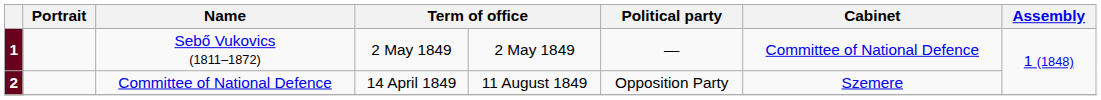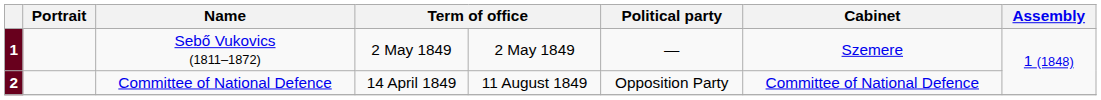(872, 49) Committee of National Defence -> (872, 49) Szemere
(872, 82) Szemere -> (872, 82) Committee of National Defence
